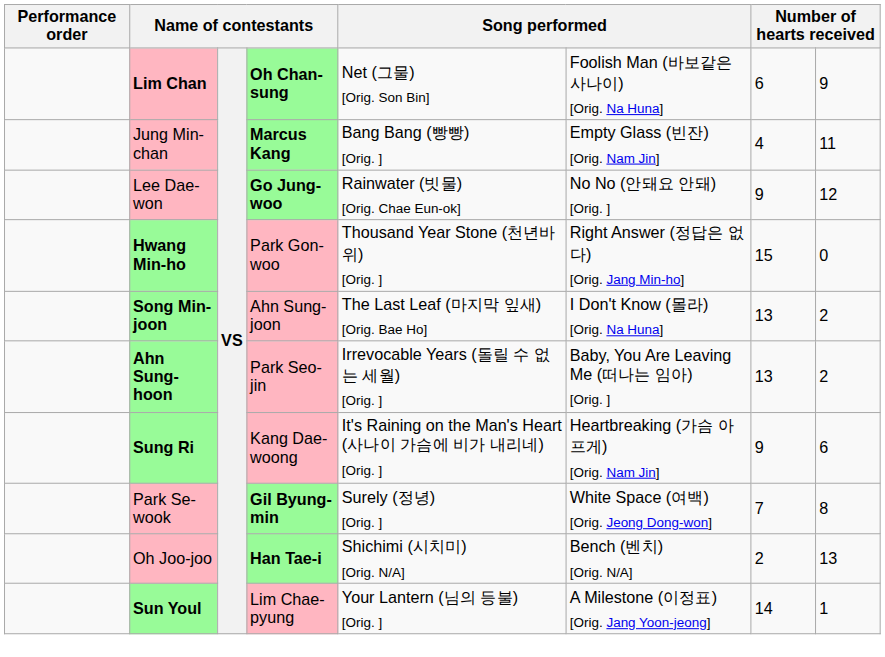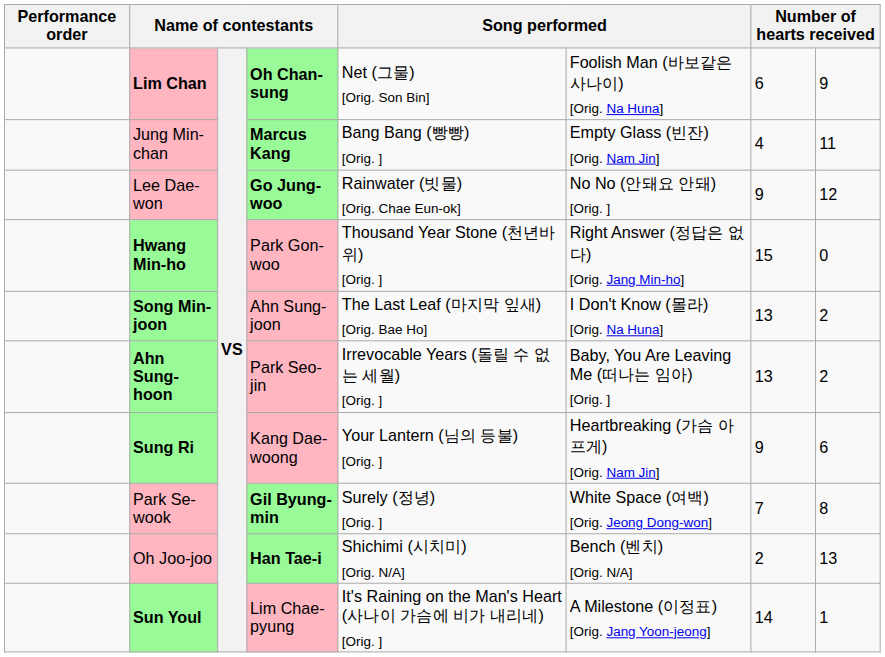(452, 448) It's Raining on the Man's Heart (사나이 가슴에 비가 내리네) [Orig. ] -> (430, 448) Your Lantern (님의 등불) [Orig. ]
(430, 609) Your Lantern (님의 등불) [Orig. ] -> (452, 618) It's Raining on the Man's Heart (사나이 가슴에 비가 내리네) [Orig. ]
